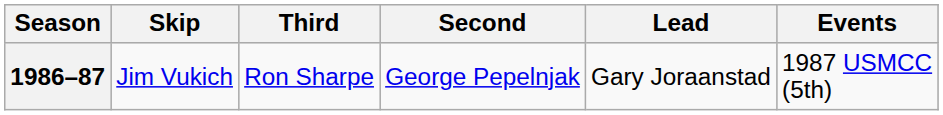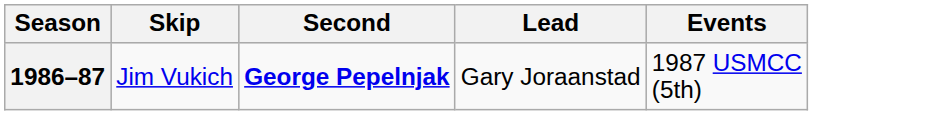- column: (309, 23)
(483, 76) normal -> (347, 76) bold
